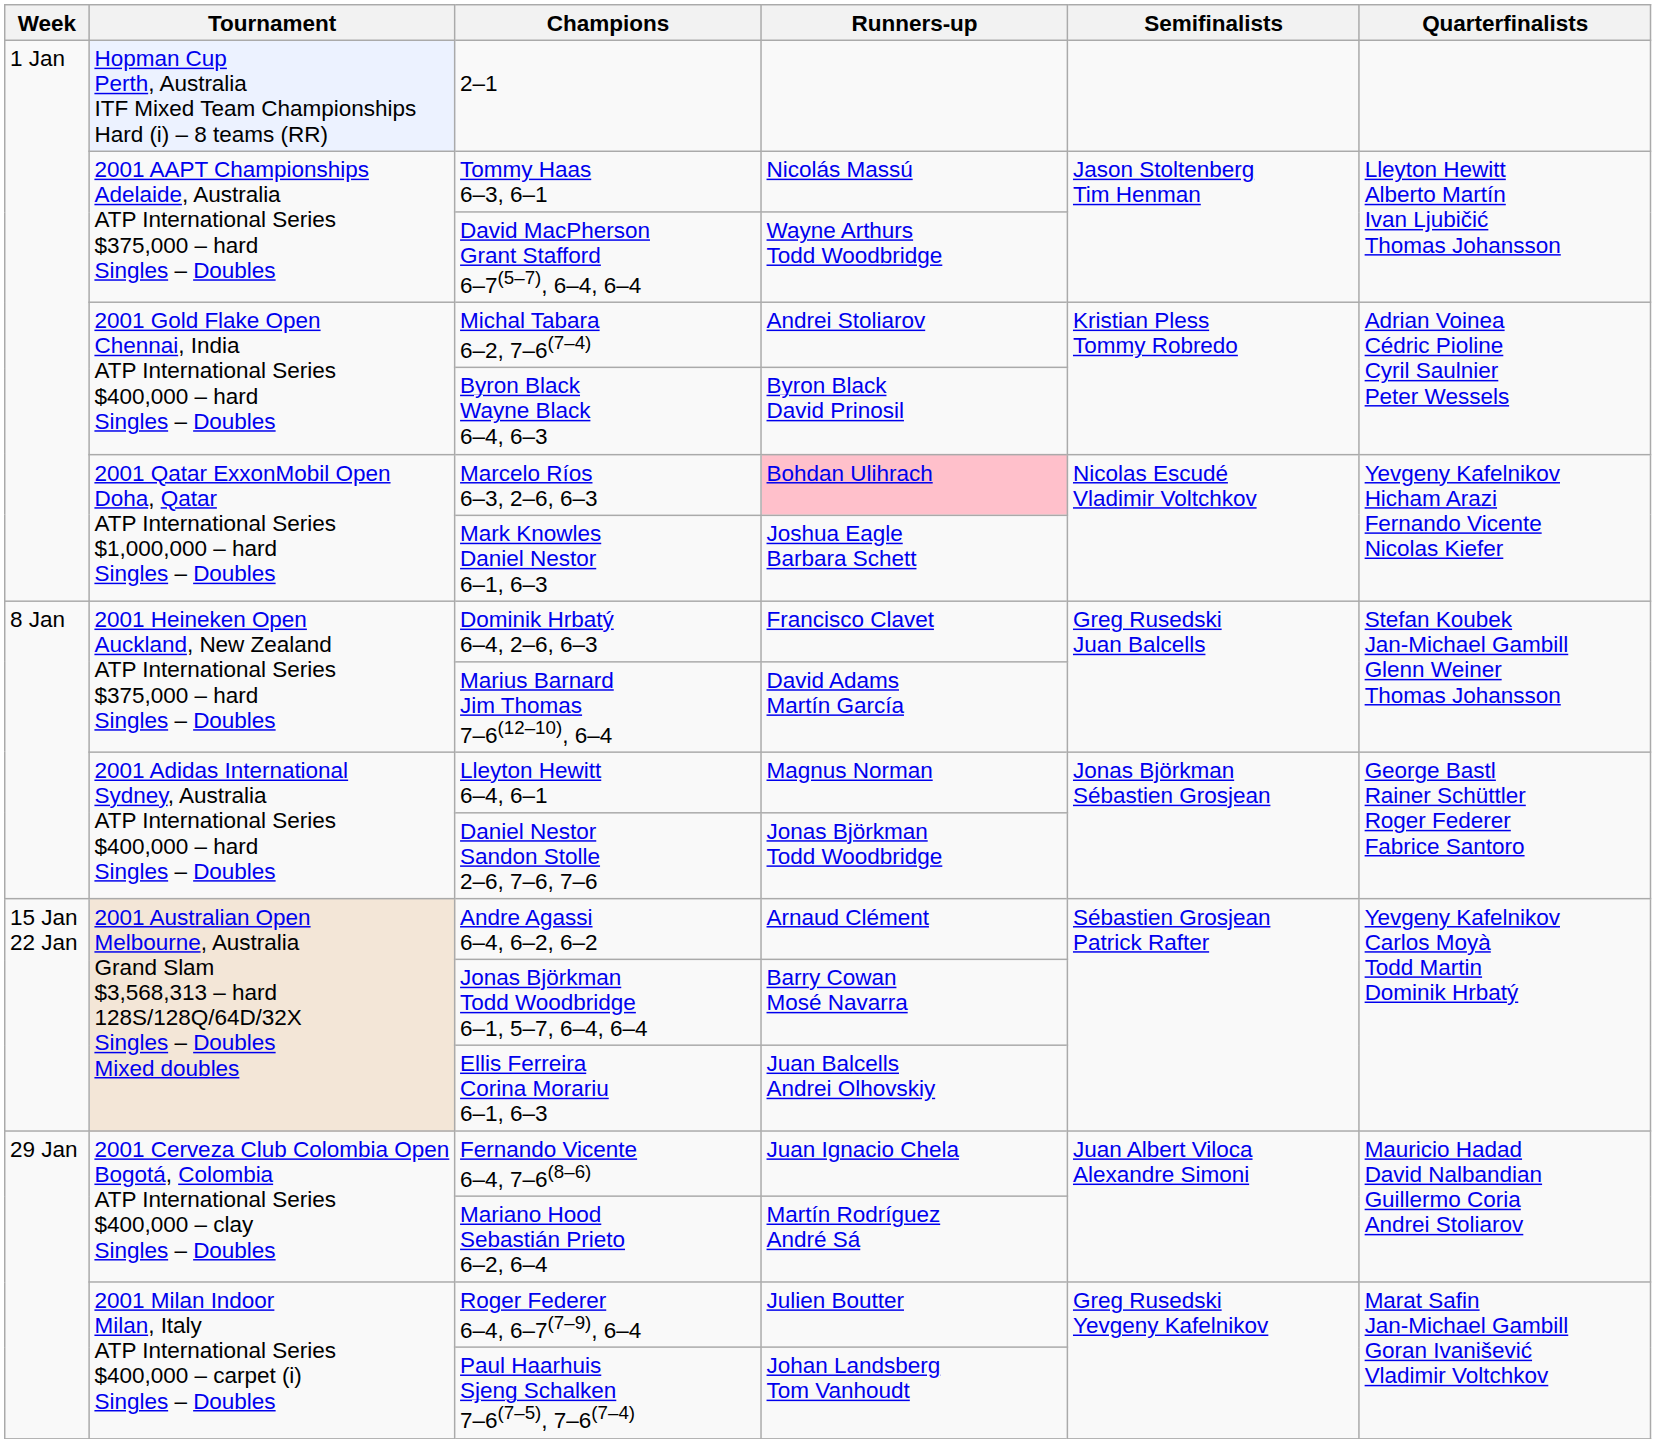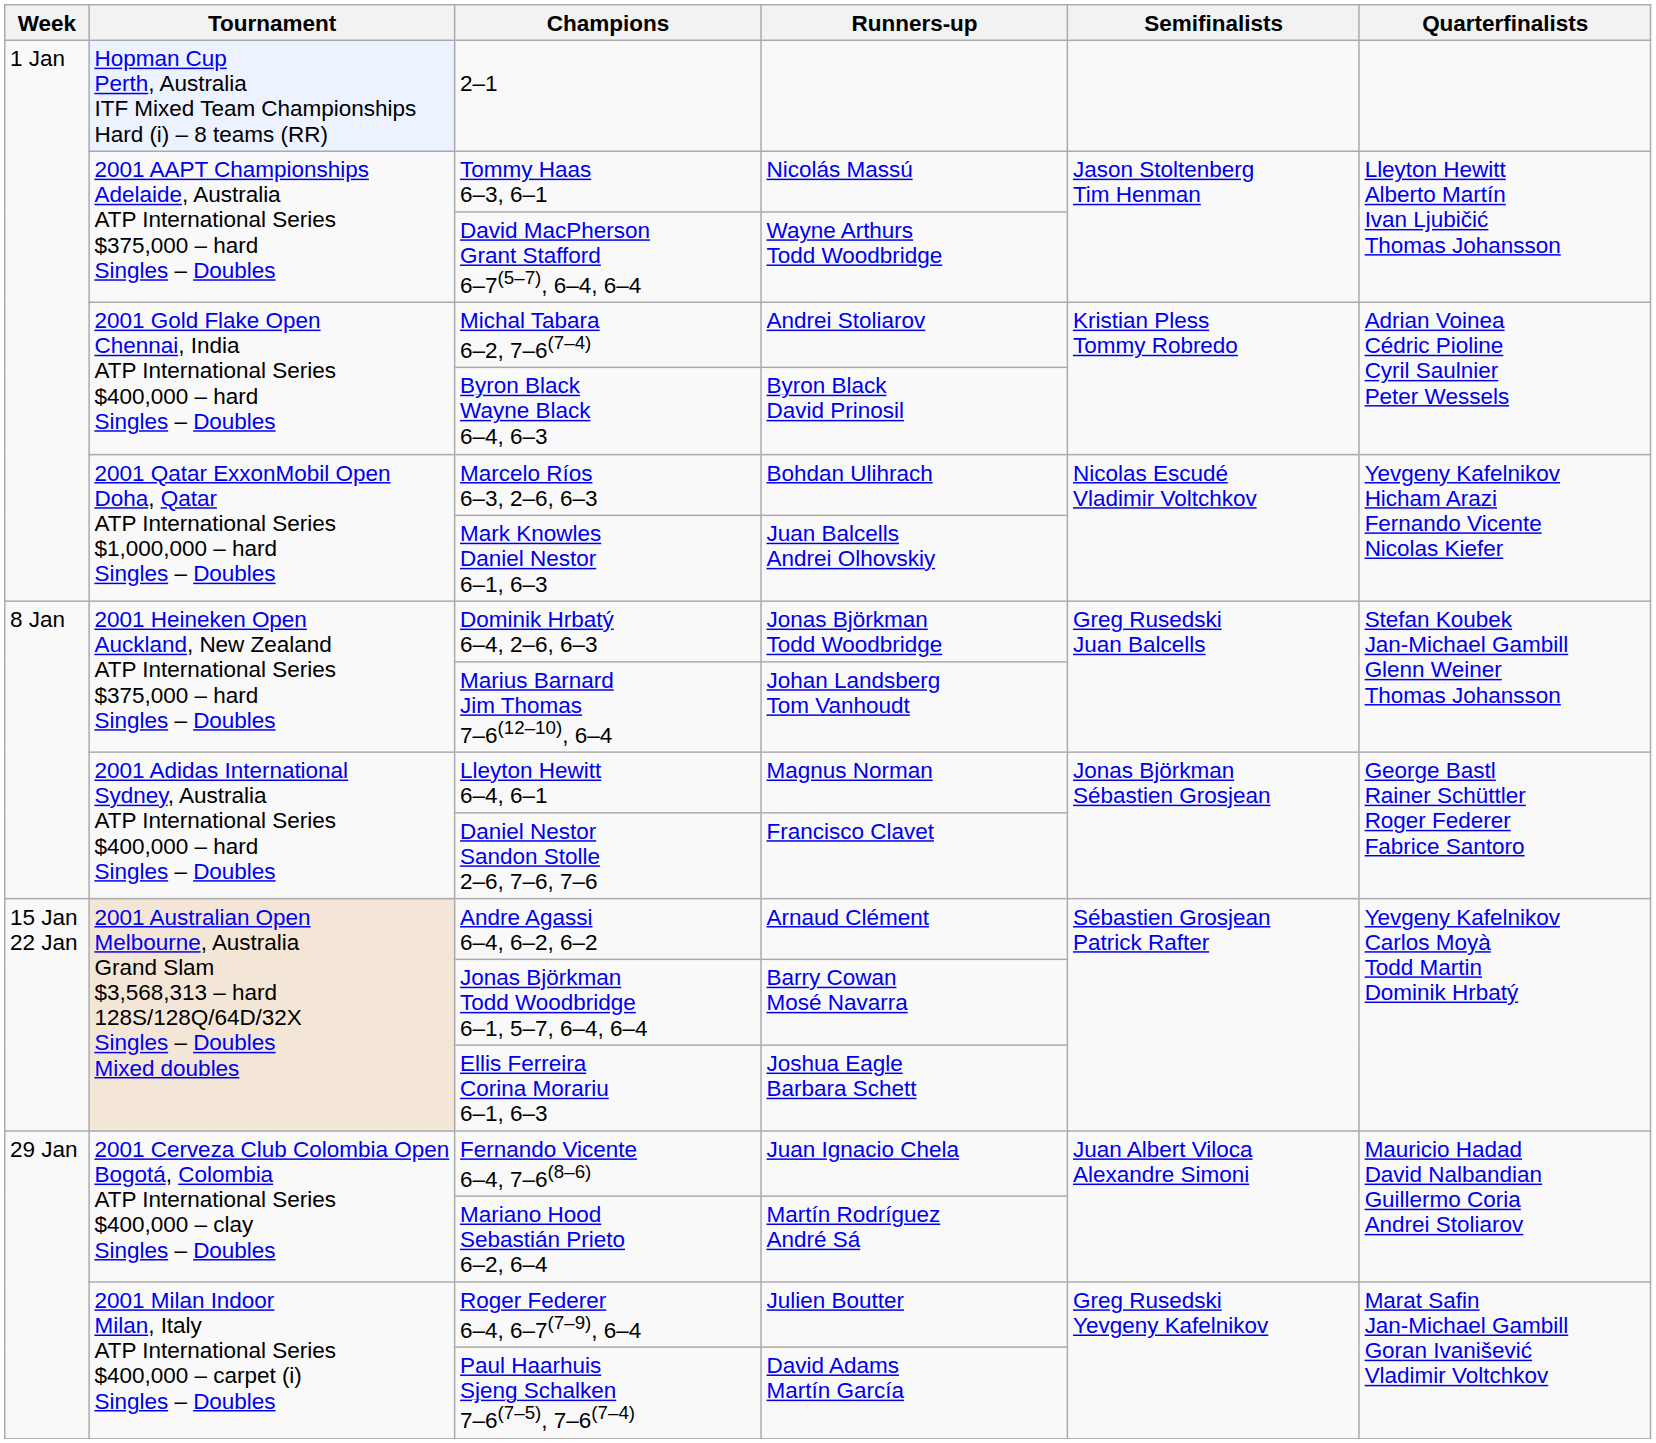(850, 472) pink background -> (850, 472) no background
(841, 545) Joshua Eagle Barbara Schett -> (851, 545) Juan Balcells Andrei Olhovskiy
(850, 619) Francisco Clavet -> (854, 631) Jonas Björkman Todd Woodbridge
(835, 692) David Adams Martín García -> (853, 692) Johan Landsberg Tom Vanhoudt
(854, 843) Jonas Björkman Todd Woodbridge -> (850, 831) Francisco Clavet
(851, 1076) Juan Balcells Andrei Olhovskiy -> (841, 1076) Joshua Eagle Barbara Schett
(853, 1378) Johan Landsberg Tom Vanhoudt -> (835, 1378) David Adams Martín García
